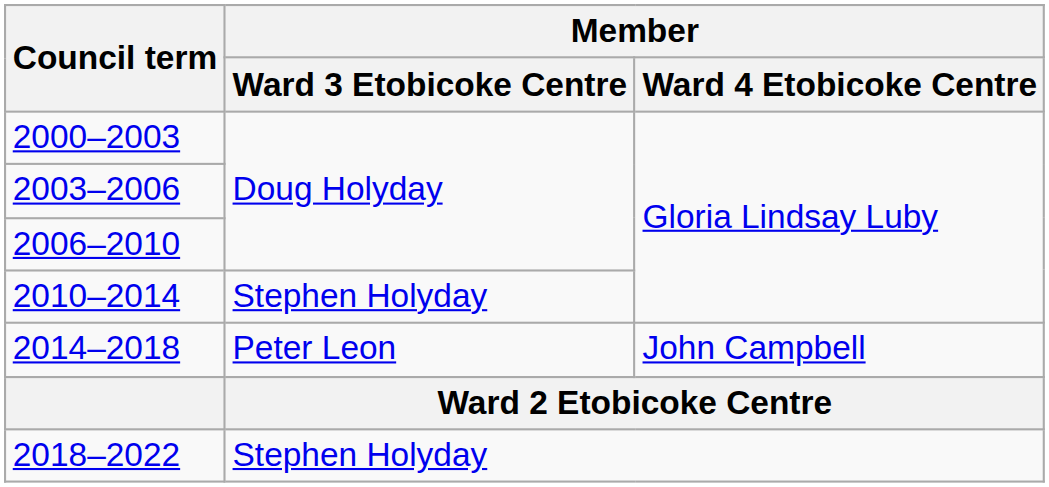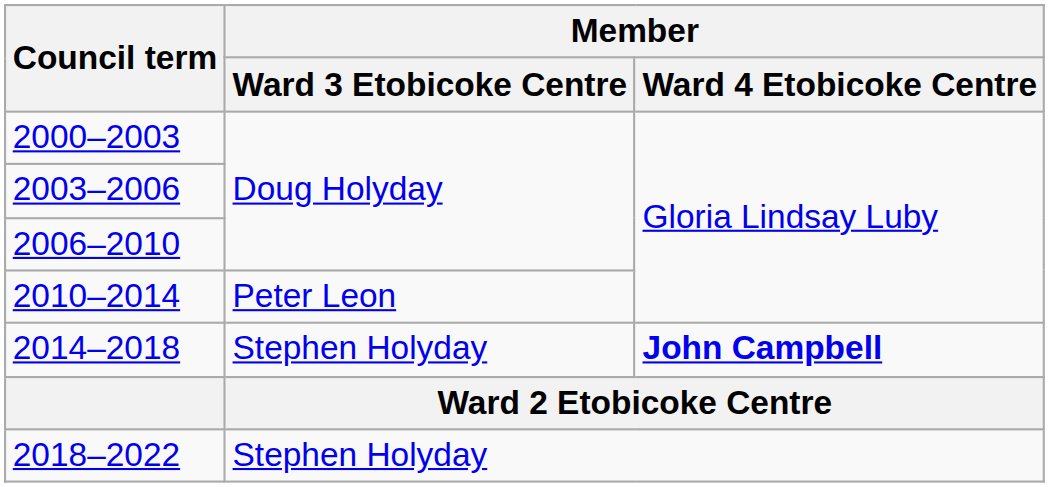(360, 296) Stephen Holyday -> (314, 296) Peter Leon
(314, 349) Peter Leon -> (360, 349) Stephen Holyday
(754, 349) normal -> (762, 349) bold
